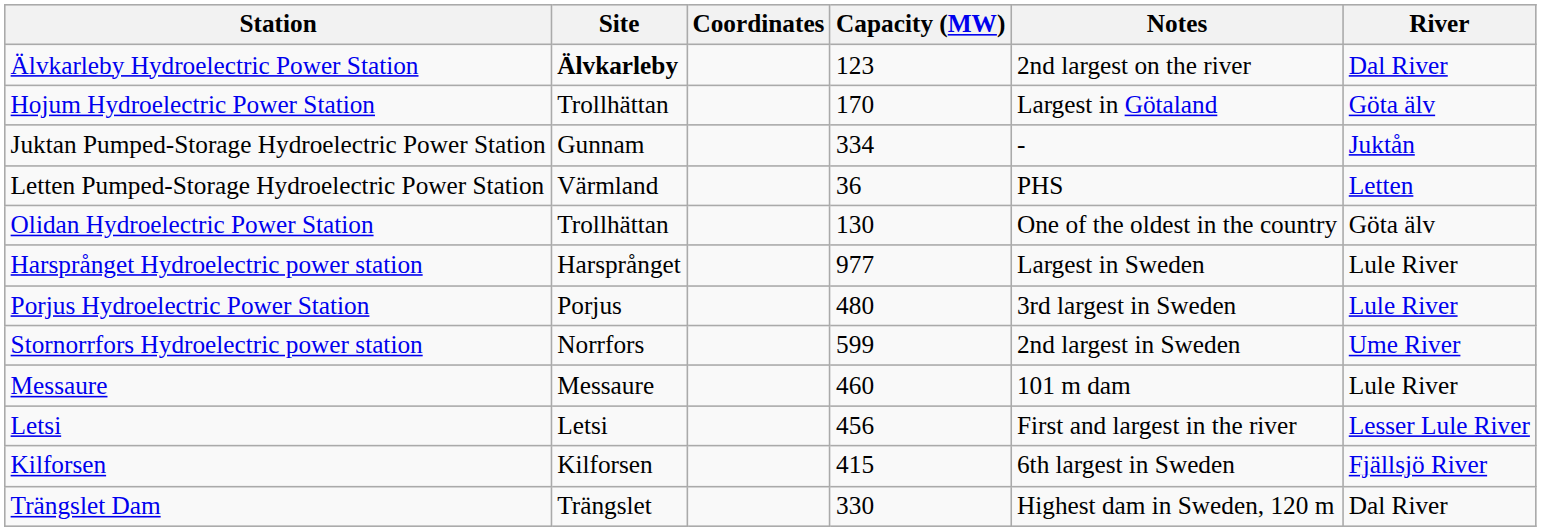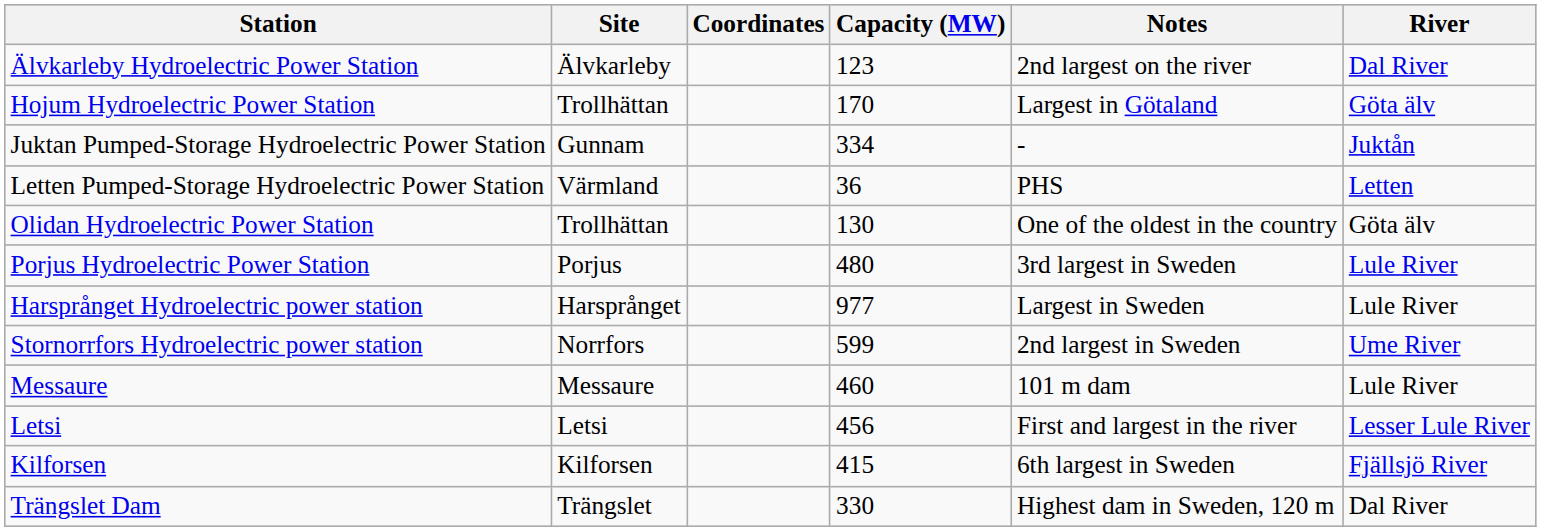(618, 64) bold -> (614, 64) normal
rows swapped: (190, 305) <-> (217, 265)
